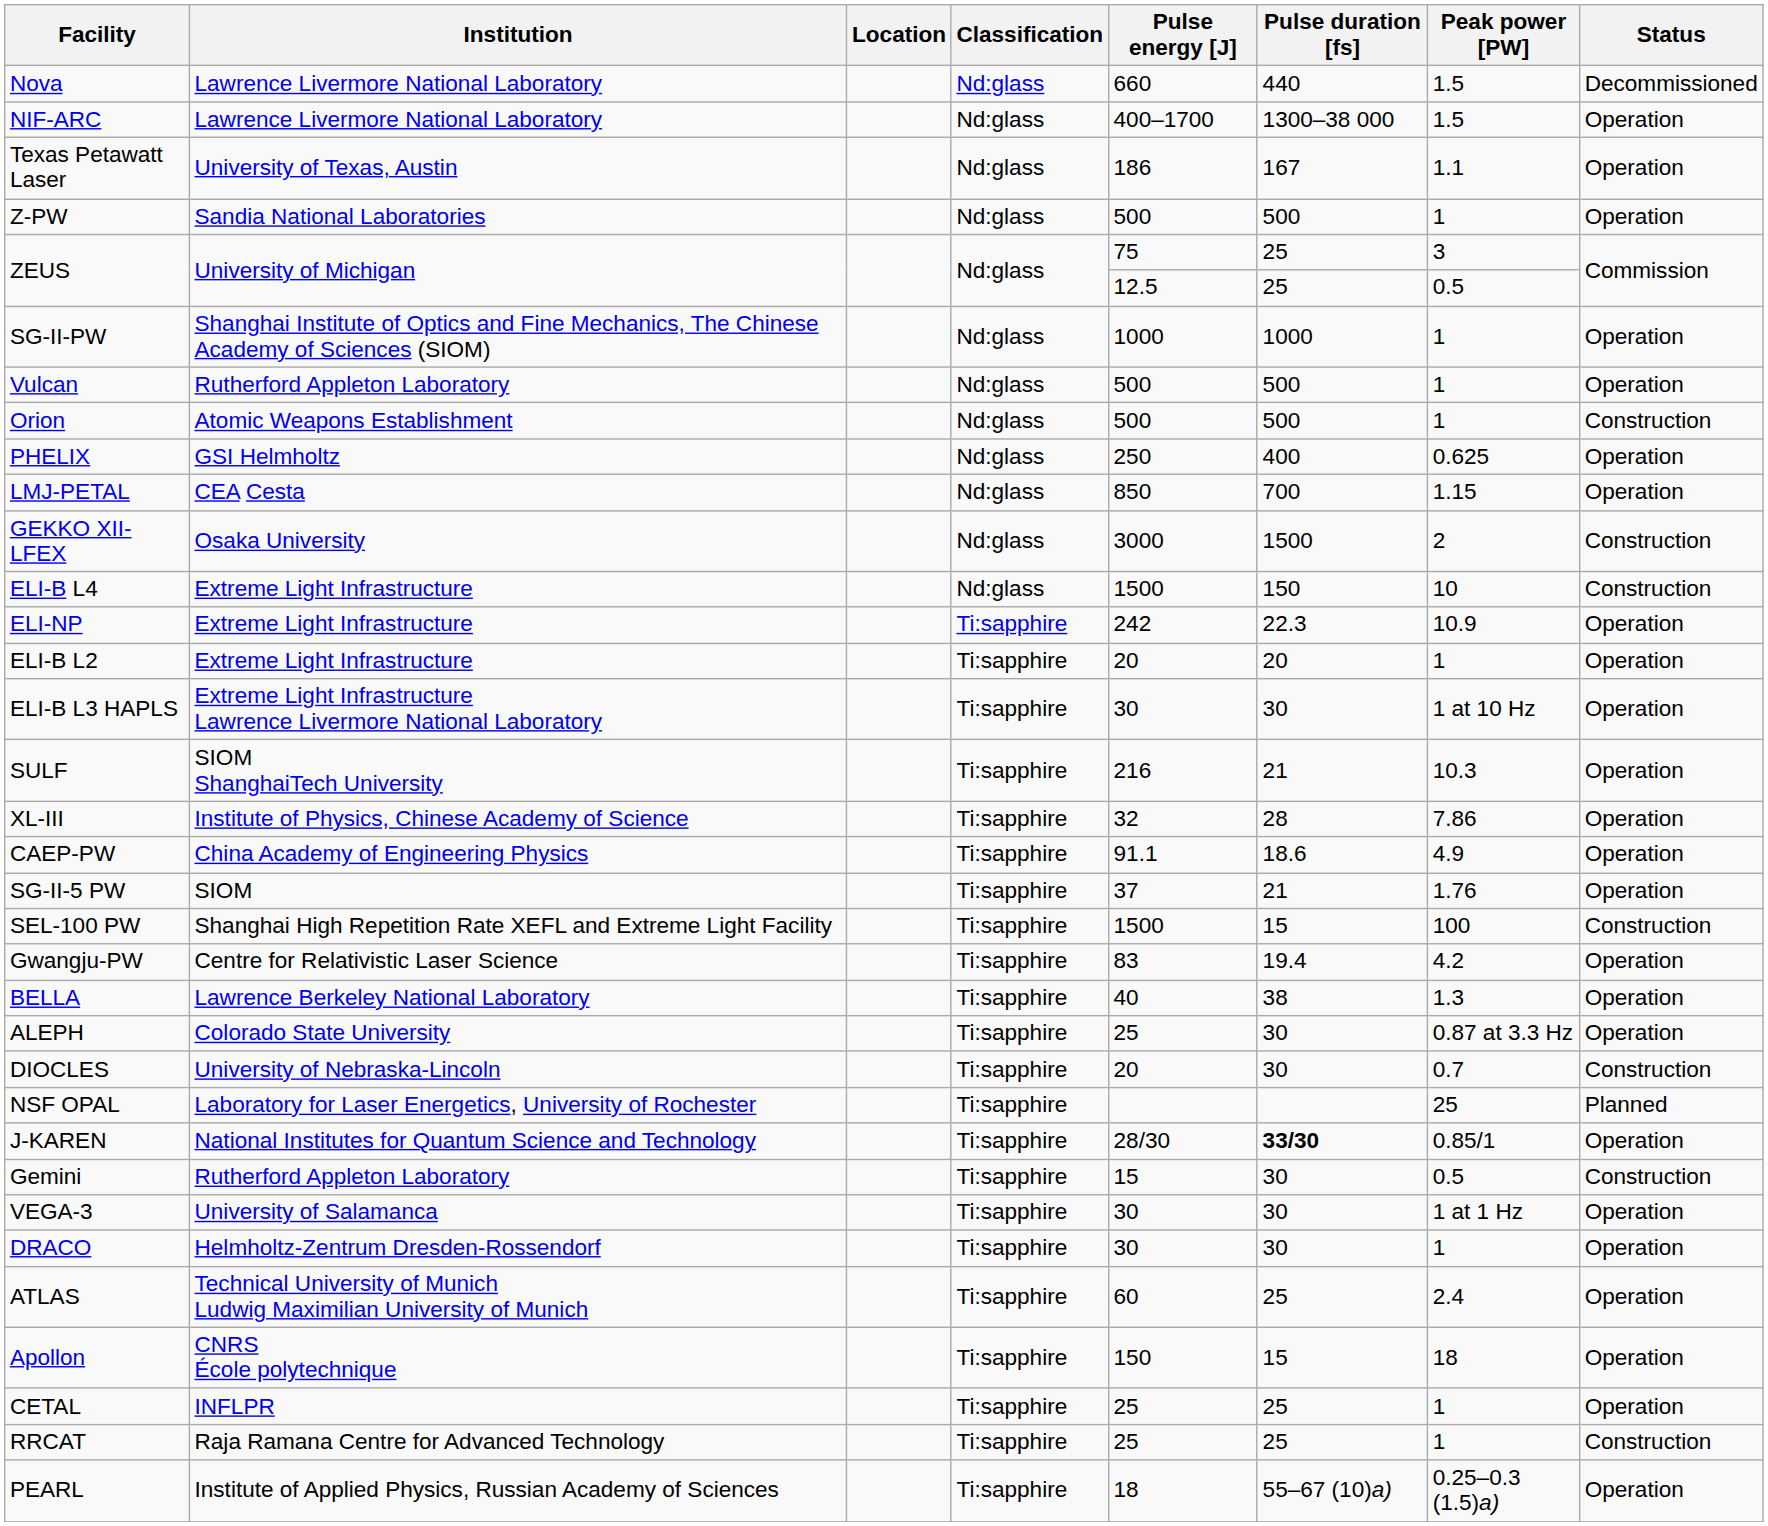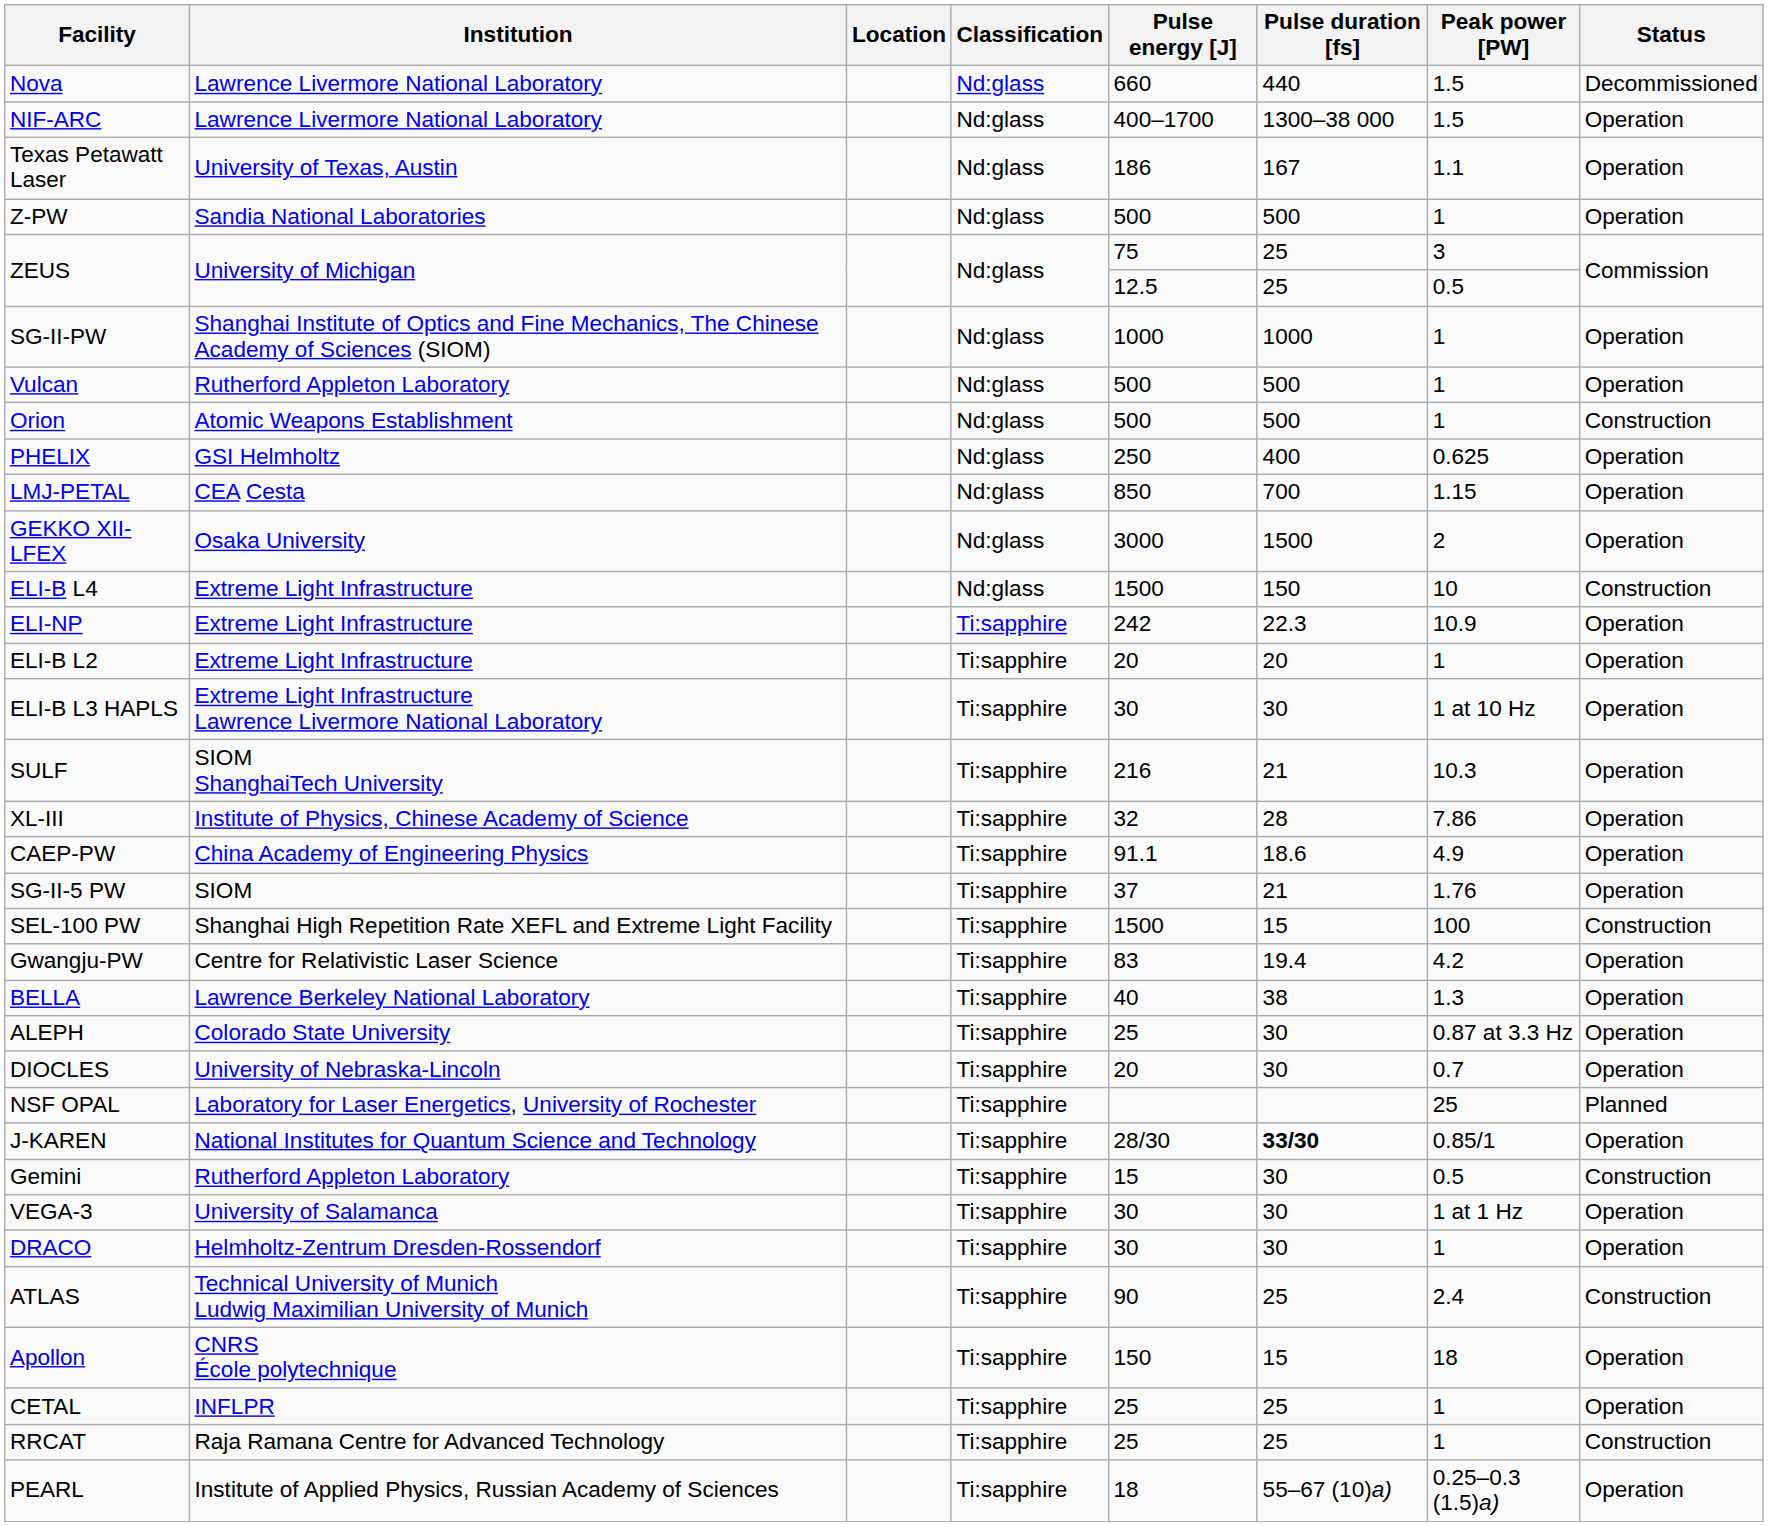(1648, 540) Construction -> (1634, 540) Operation
(1648, 1069) Construction -> (1634, 1069) Operation
(1126, 1296) 60 -> (1126, 1296) 90
(1634, 1296) Operation -> (1648, 1296) Construction
